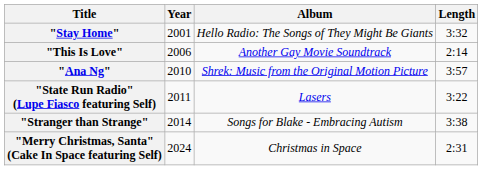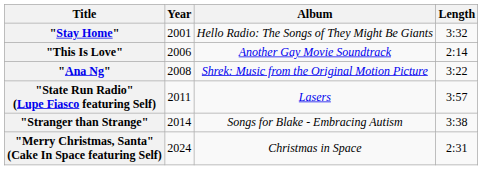(179, 71) 2010 -> (179, 71) 2008
(457, 71) 3:57 -> (457, 71) 3:22
(457, 96) 3:22 -> (457, 96) 3:57
